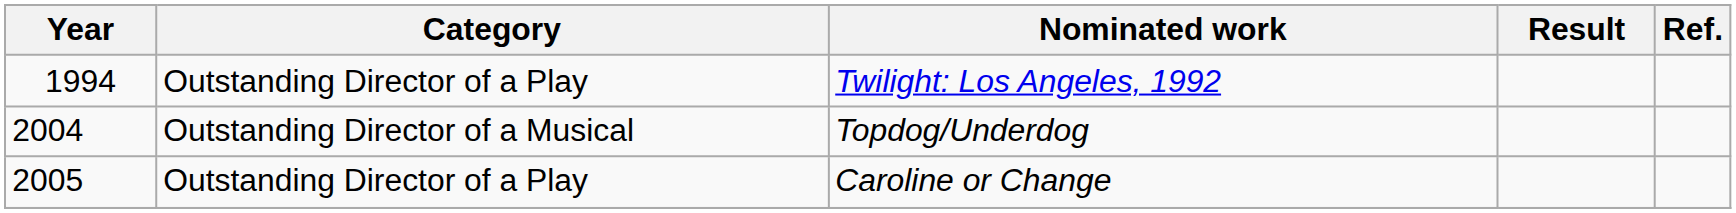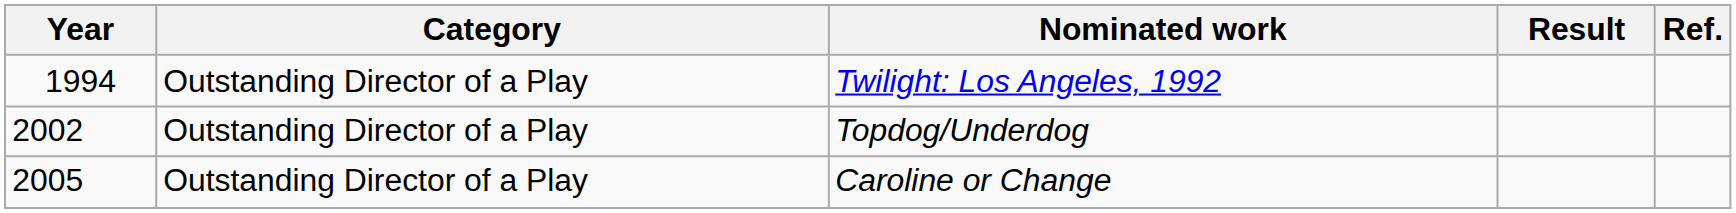(48, 130) 2004 -> (48, 130) 2002
(399, 130) Outstanding Director of a Musical -> (376, 130) Outstanding Director of a Play
